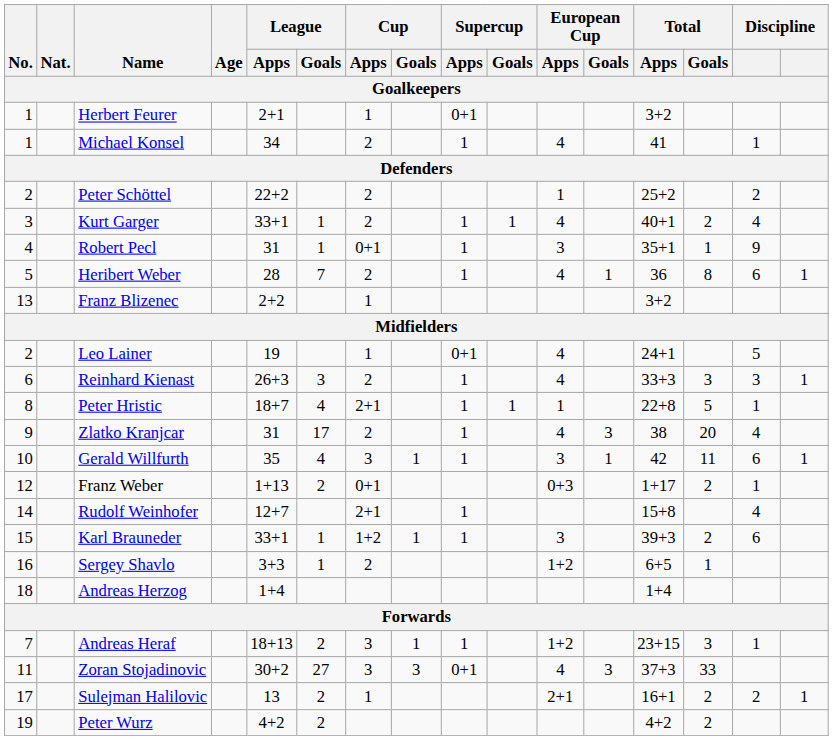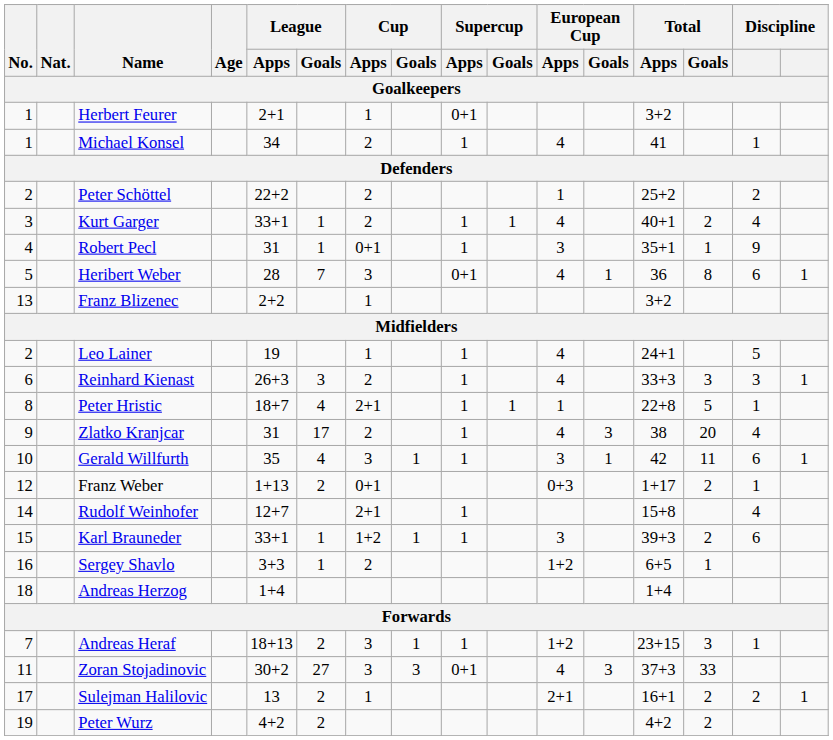(368, 273) 2 -> (368, 273) 3
(464, 273) 1 -> (464, 273) 0+1
(464, 353) 0+1 -> (464, 353) 1
